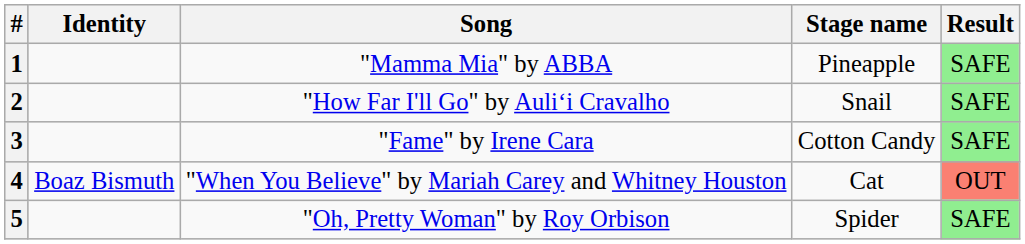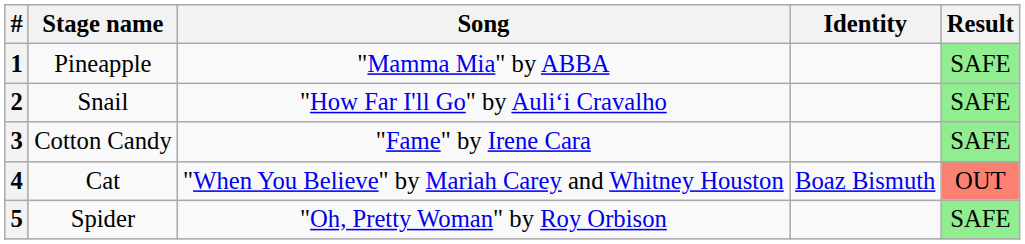columns swapped: (867, 24) <-> (104, 24)
